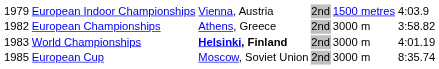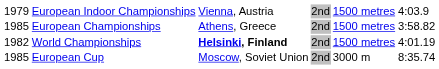(17, 26) 1982 -> (17, 26) 1985
(352, 26) 3000 m -> (364, 26) 1500 metres
(17, 42) 1983 -> (17, 42) 1982
(352, 42) 3000 m -> (364, 42) 1500 metres
